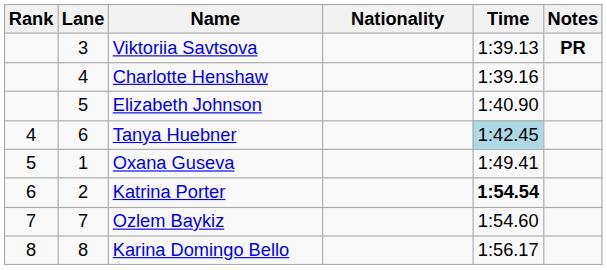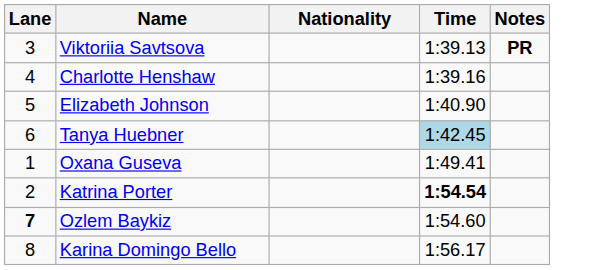- column: (31, 18)
(83, 221) normal -> (30, 221) bold
